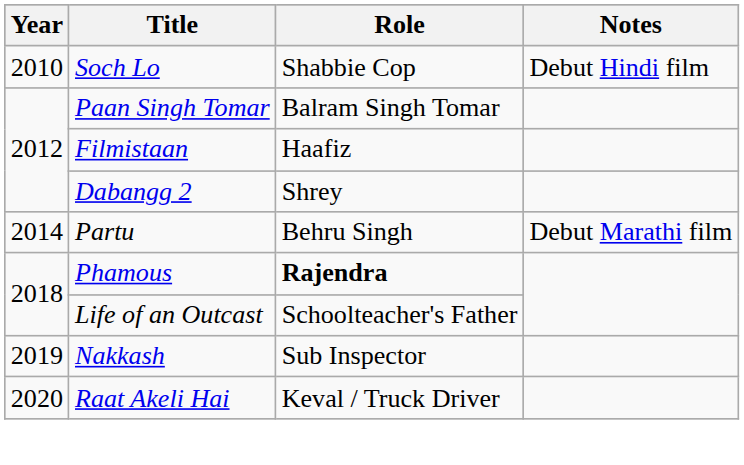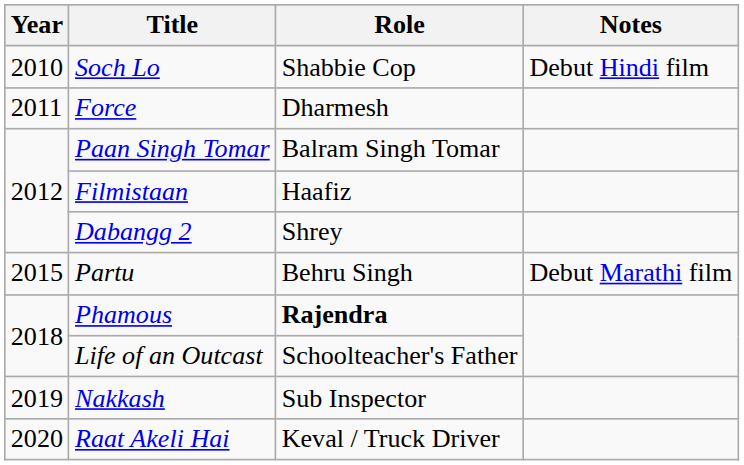+ row: (106, 107)
(37, 231) 2014 -> (37, 273) 2015
